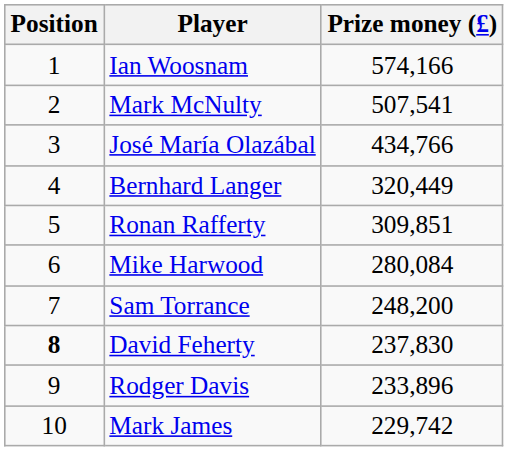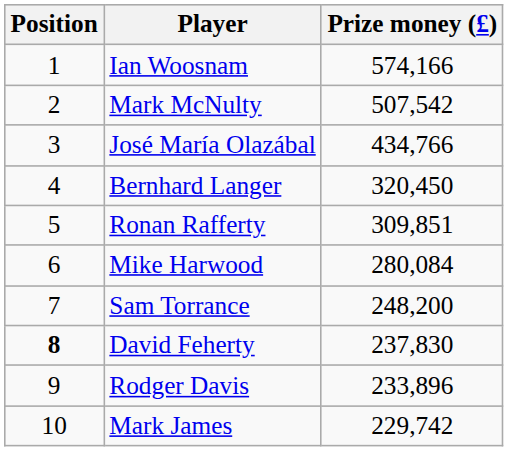(412, 104) 507,541 -> (412, 104) 507,542
(412, 184) 320,449 -> (412, 184) 320,450
